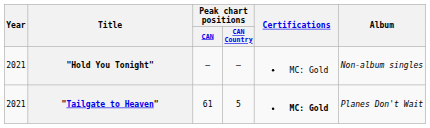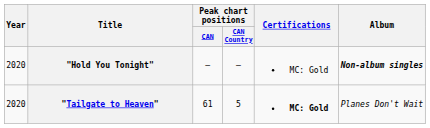(16, 65) 2021 -> (16, 65) 2020
(382, 65) normal -> (382, 65) bold
(16, 104) 2021 -> (16, 104) 2020
